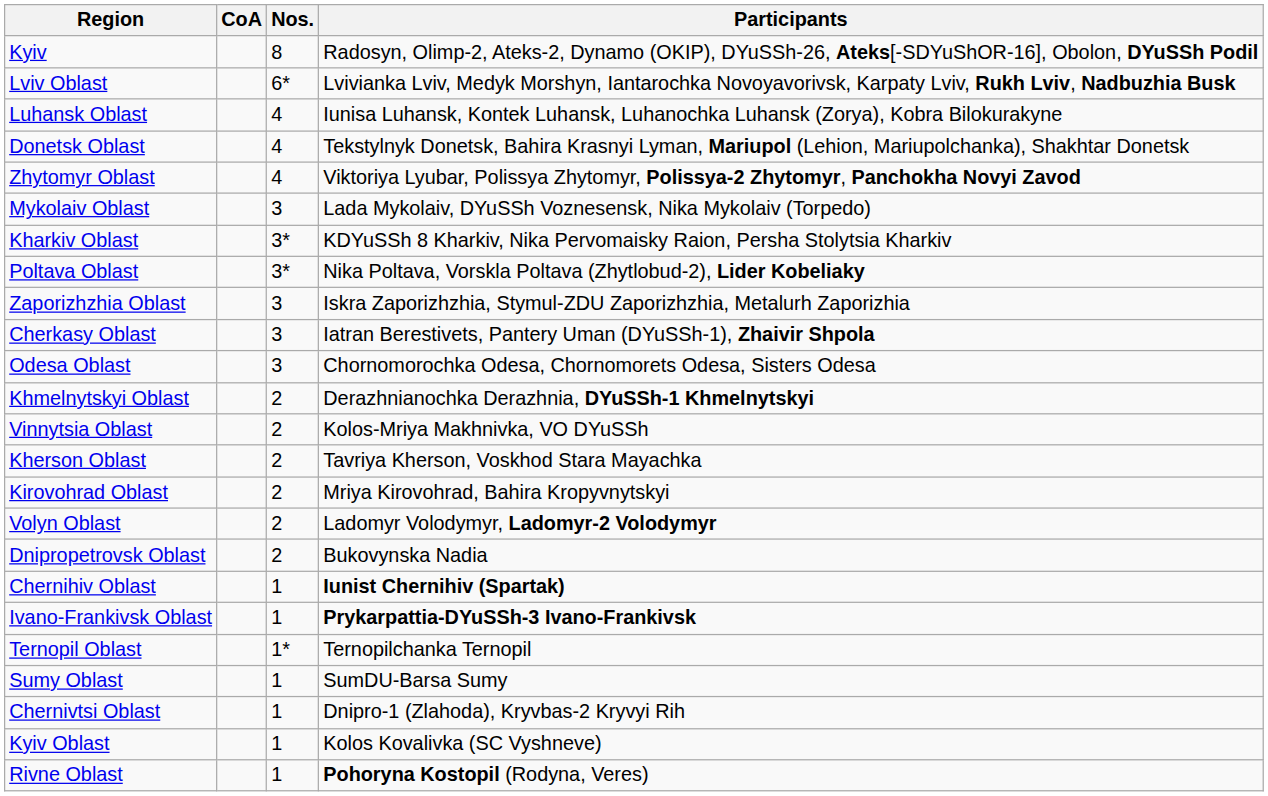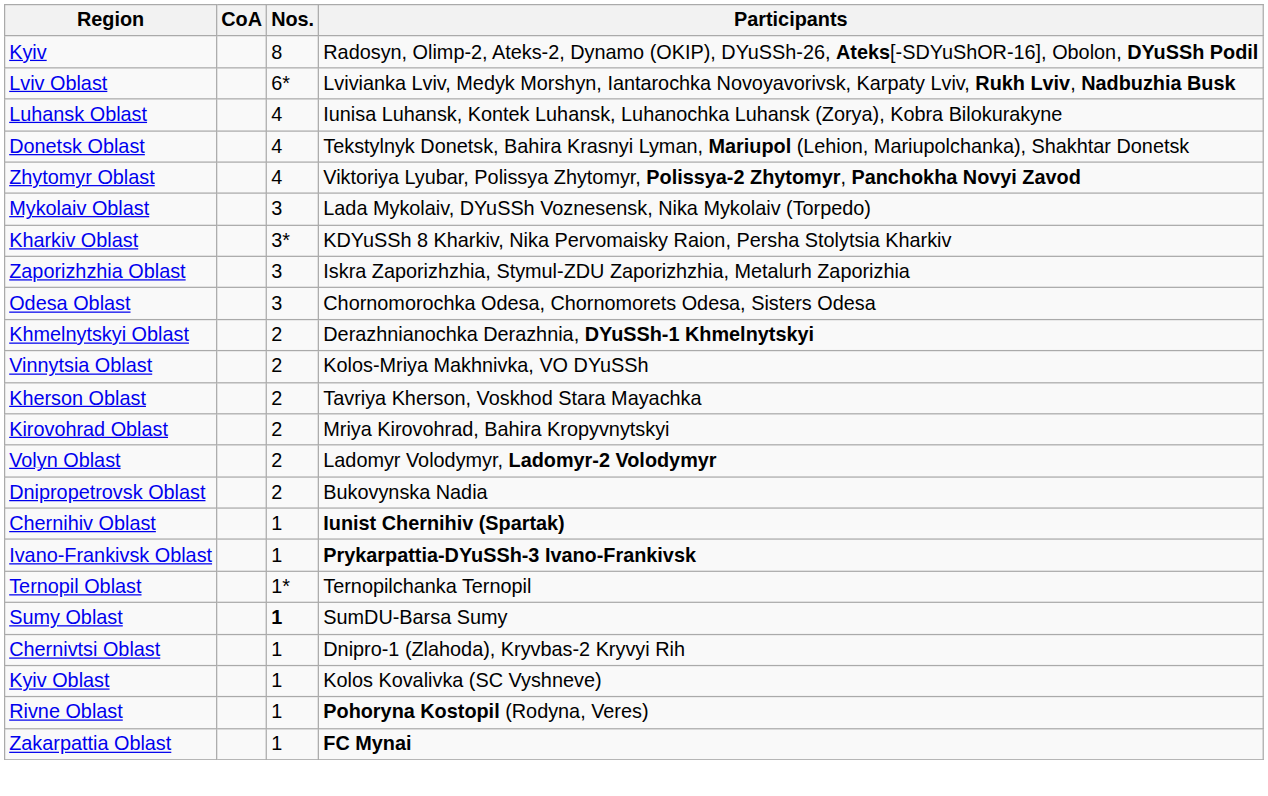- row: (74, 271)
- row: (83, 334)
(277, 680) normal -> (277, 618) bold
+ row: (90, 743)
